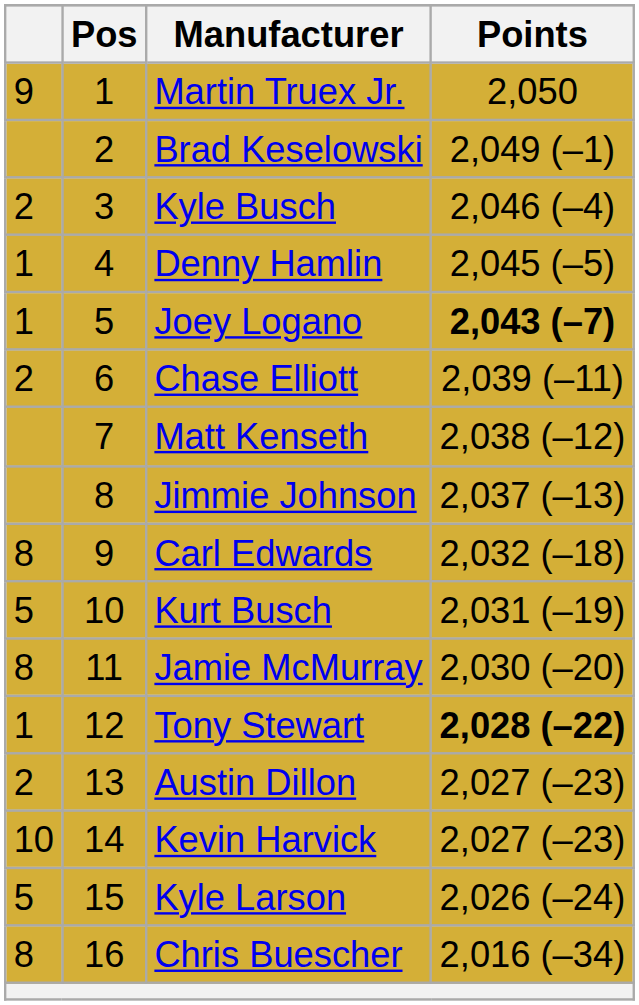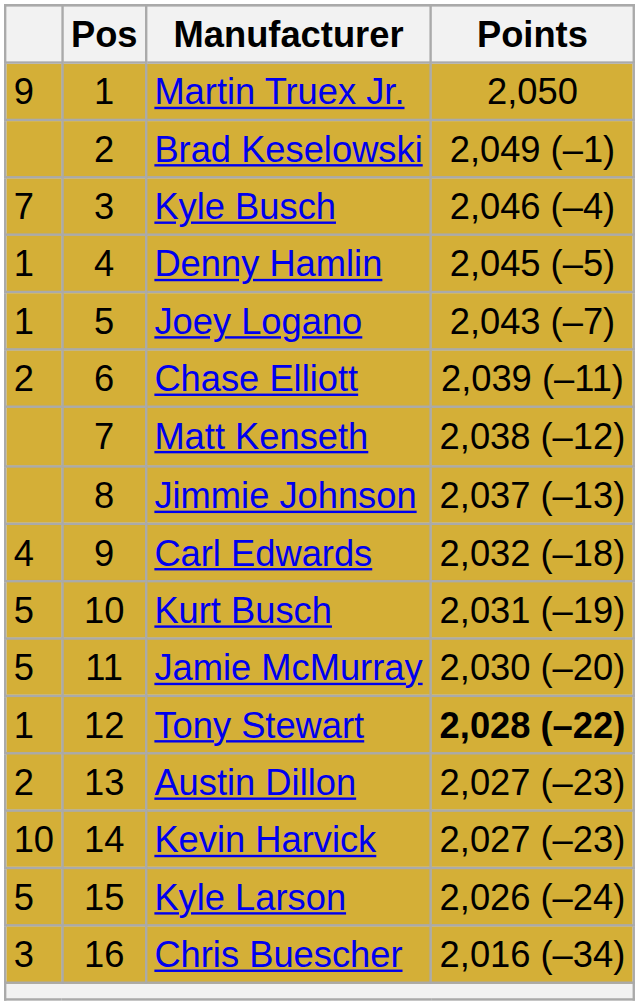(24, 207) 2 -> (24, 207) 7
(532, 322) bold -> (532, 322) normal
(24, 552) 8 -> (24, 552) 4
(24, 667) 8 -> (24, 667) 5
(24, 954) 8 -> (24, 954) 3
